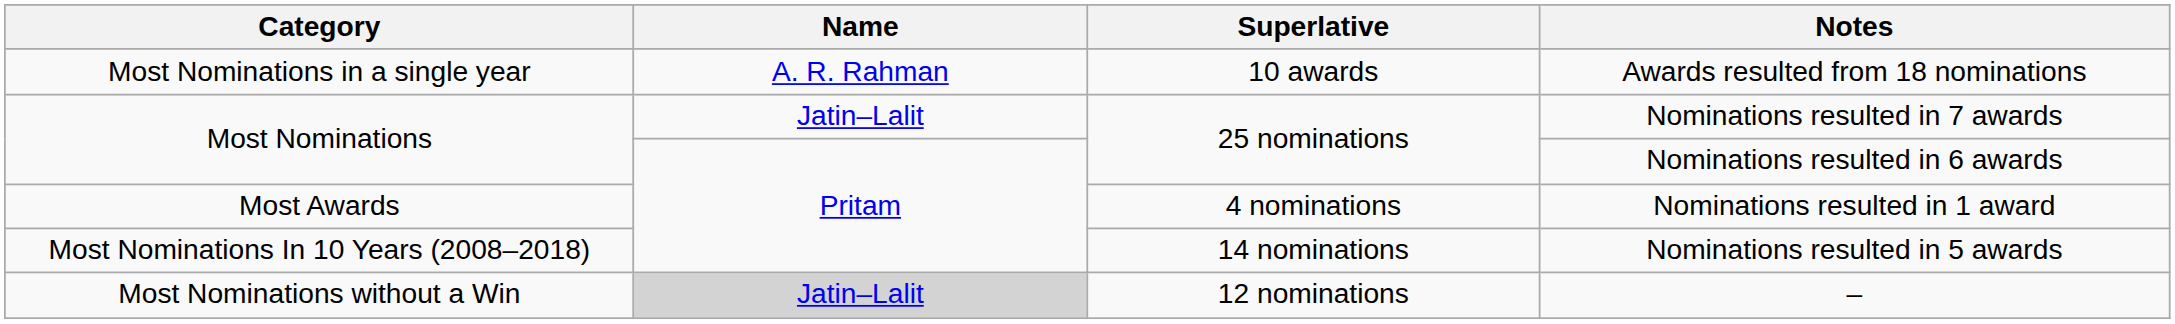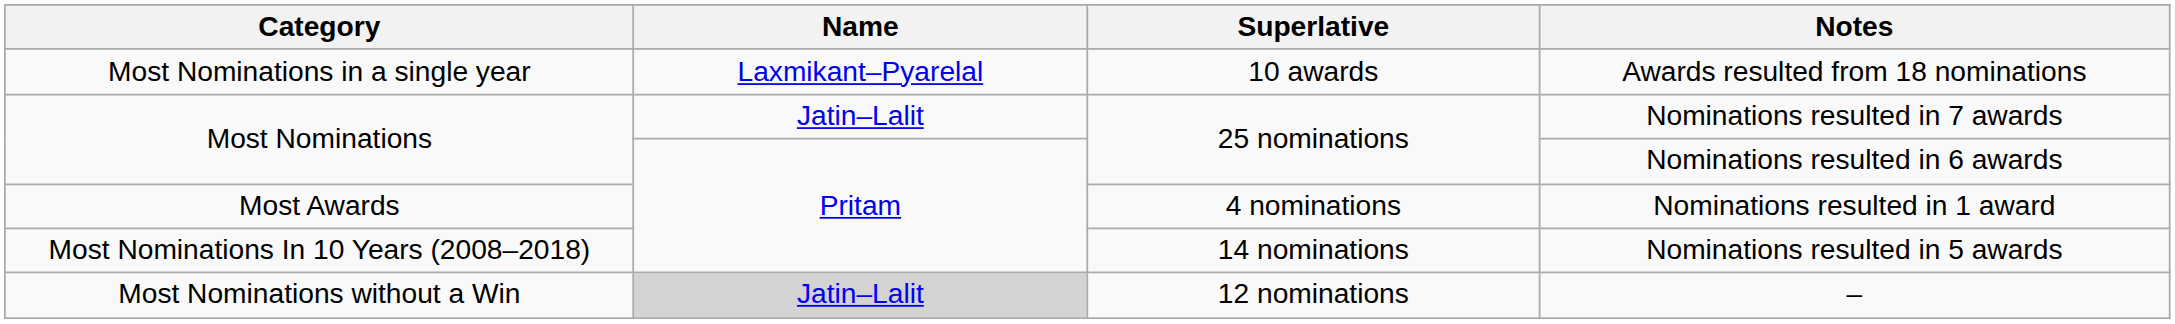(860, 71) A. R. Rahman -> (860, 71) Laxmikant–Pyarelal
